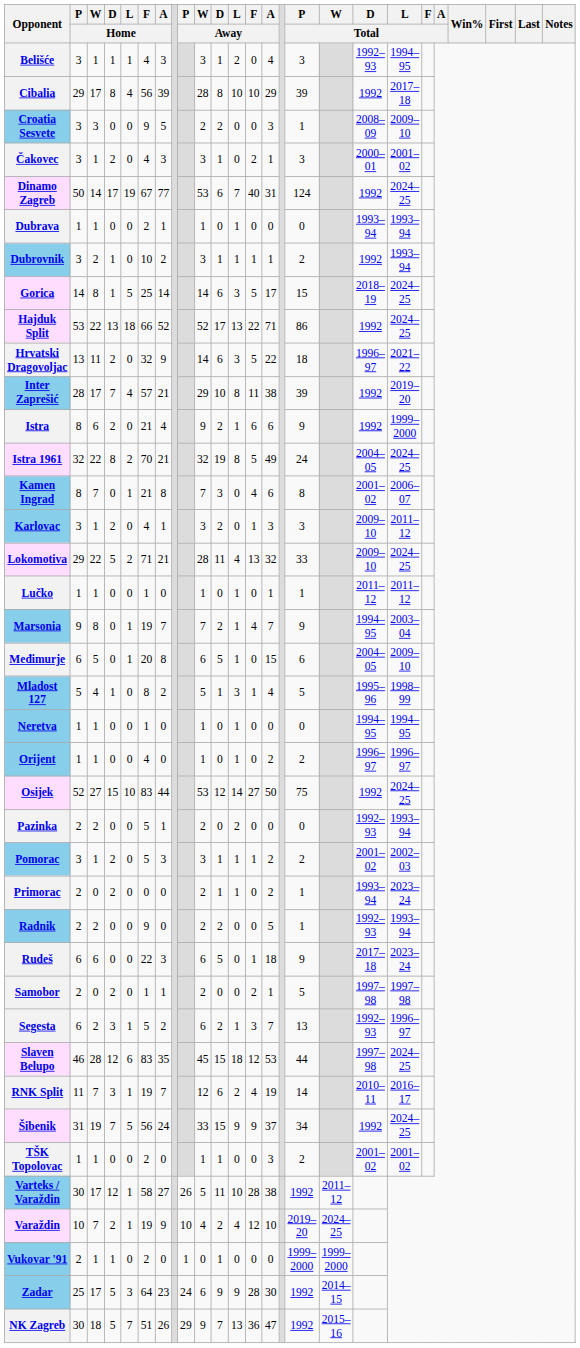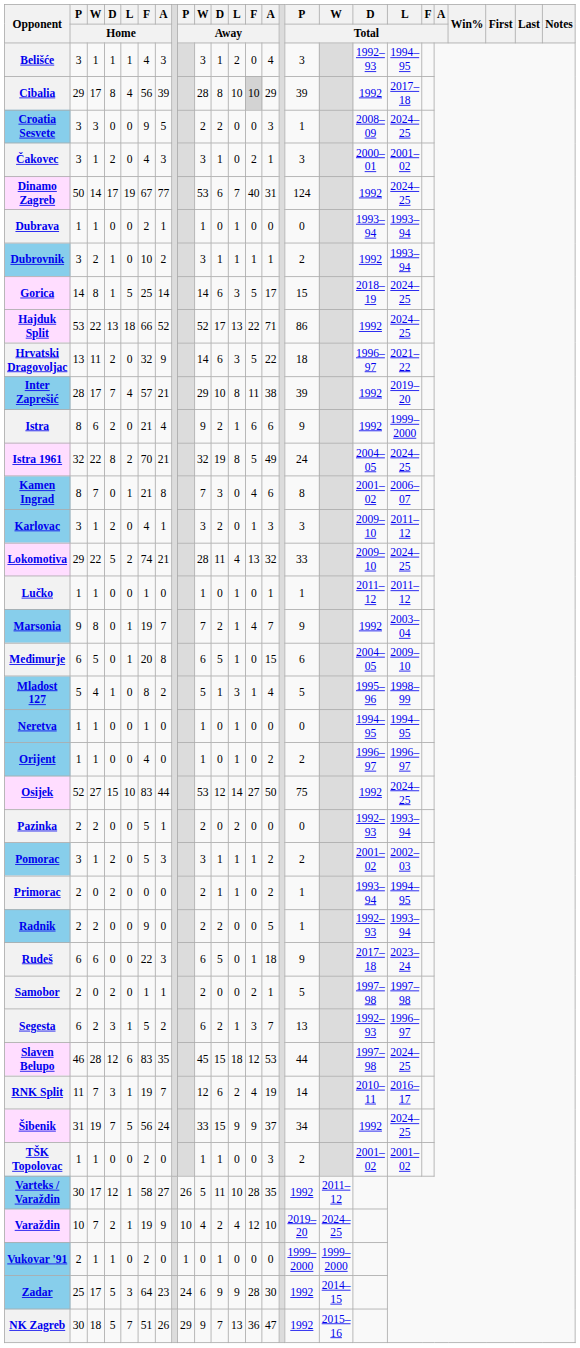(254, 93) no background -> (254, 93) lightgrey background
(405, 126) 2009–10 -> (405, 126) 2024–25
(146, 559) 71 -> (146, 559) 74
(370, 626) 1994–95 -> (370, 626) 1992
(405, 892) 2023–24 -> (405, 892) 1994–95
(271, 1192) 38 -> (271, 1192) 35
